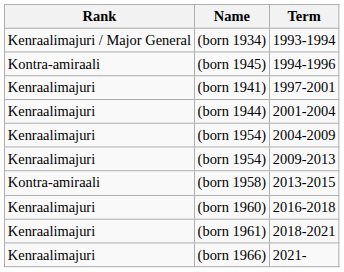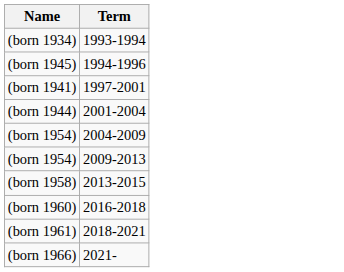- column: (99, 16)
